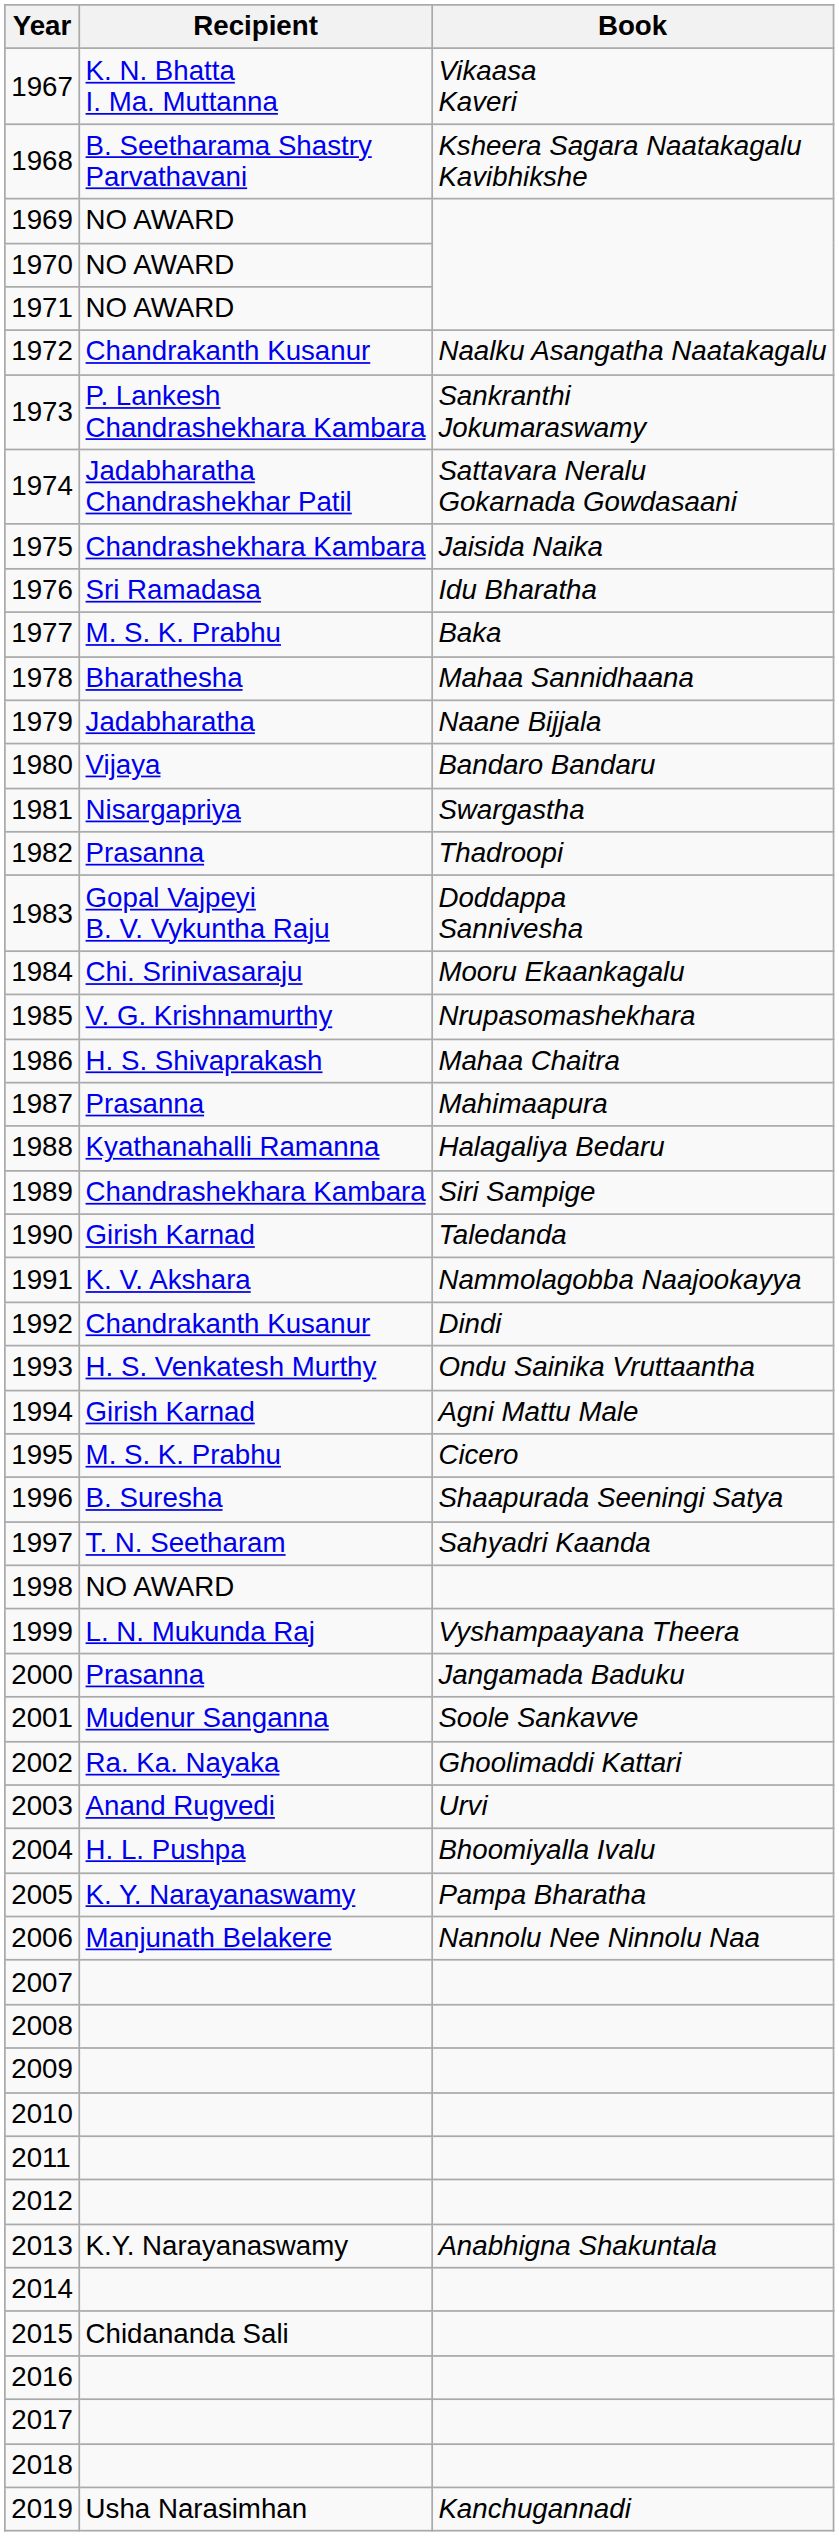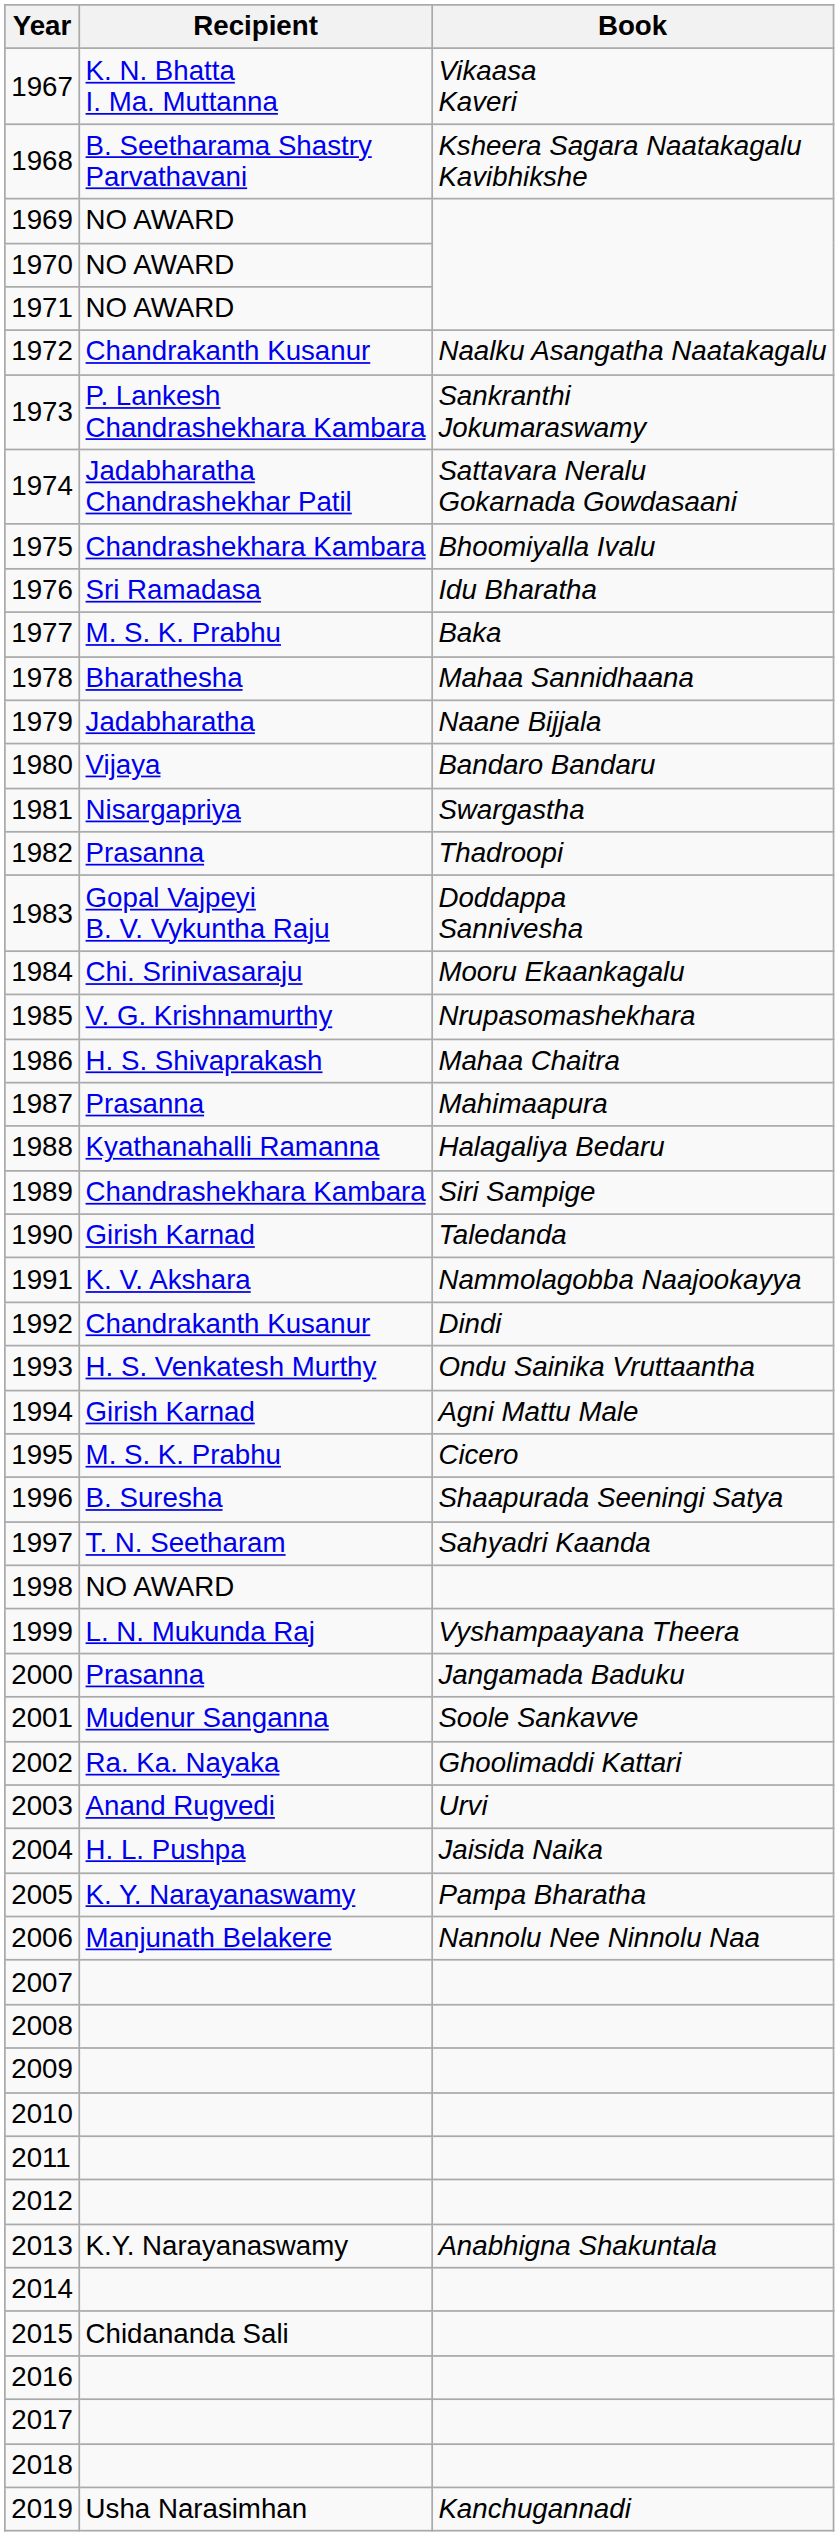(521, 546) Jaisida Naika -> (547, 546) Bhoomiyalla Ivalu
(547, 1850) Bhoomiyalla Ivalu -> (521, 1850) Jaisida Naika
